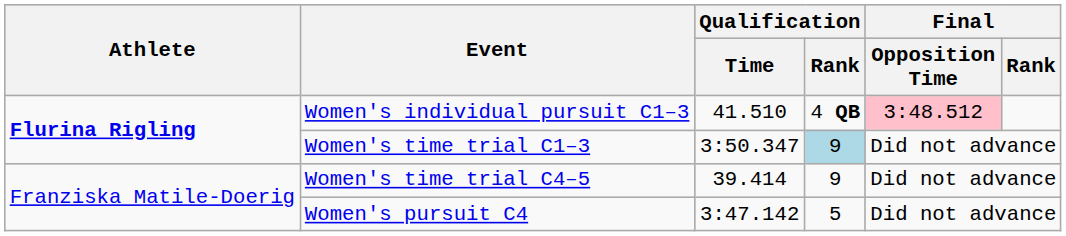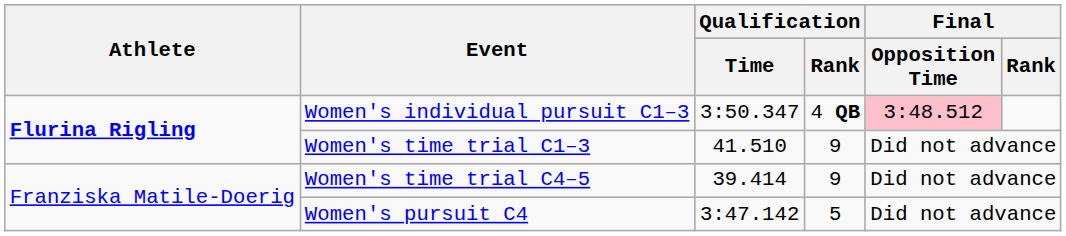(750, 113) 41.510 -> (750, 113) 3:50.347
(750, 147) 3:50.347 -> (750, 147) 41.510
(835, 147) lightblue background -> (835, 147) no background
